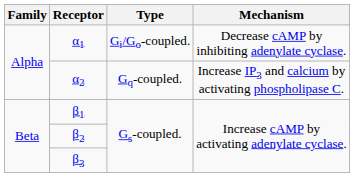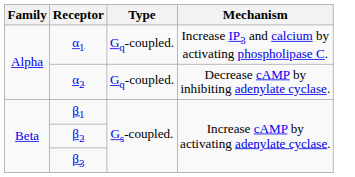(150, 43) Gi/Go-coupled. -> (142, 44) Gq-coupled.
(271, 43) Decrease cAMP by inhibiting adenylate cyclase. -> (255, 44) Increase IP3 and calcium by activating phospholipase C.
(271, 80) Increase IP3 and calcium by activating phospholipase C. -> (255, 82) Decrease cAMP by inhibiting adenylate cyclase.
